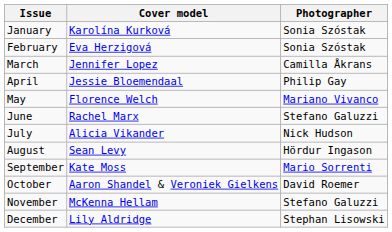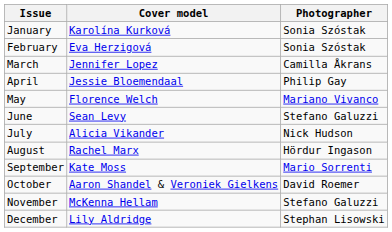(104, 116) Rachel Marx -> (98, 116) Sean Levy
(98, 150) Sean Levy -> (104, 150) Rachel Marx
